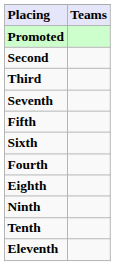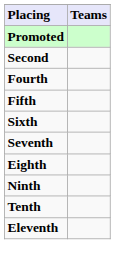- row: (24, 79)
rows swapped: (28, 164) <-> (30, 100)
